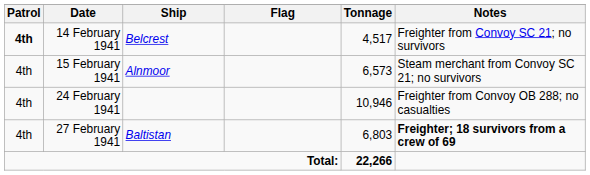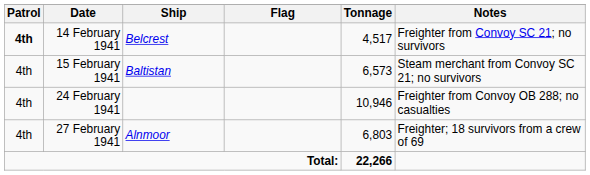(148, 71) Alnmoor -> (148, 71) Baltistan
(148, 135) Baltistan -> (148, 135) Alnmoor
(481, 135) bold -> (489, 135) normal
